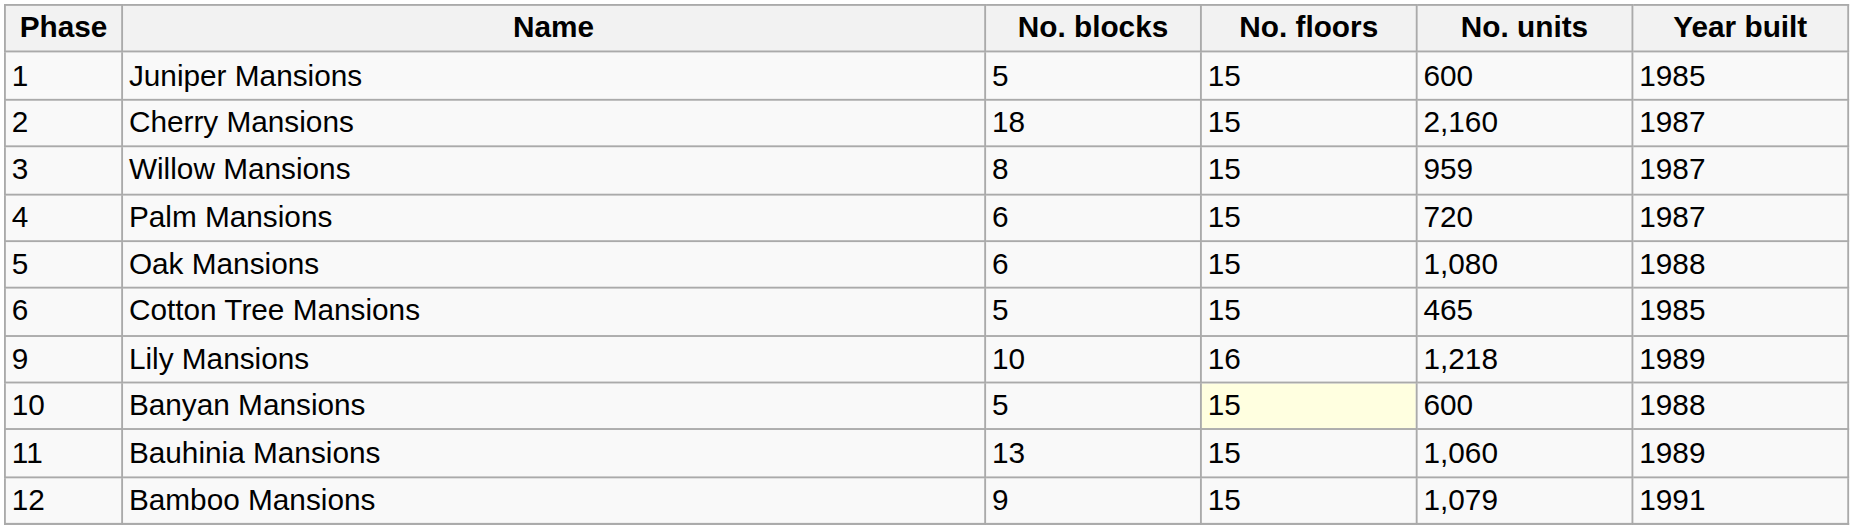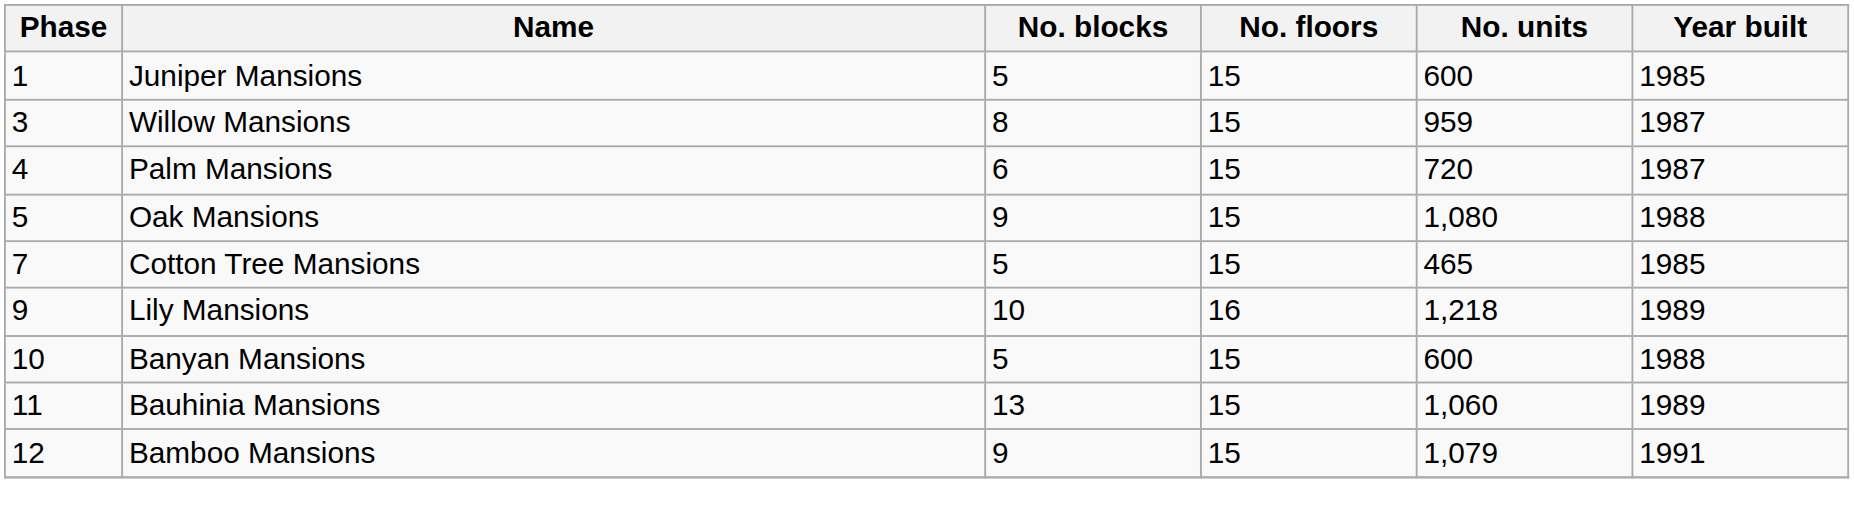- row: (241, 122)
(1000, 264) 6 -> (1000, 216) 9
(20, 311) 6 -> (20, 264) 7
(1224, 405) lightyellow background -> (1224, 358) no background
